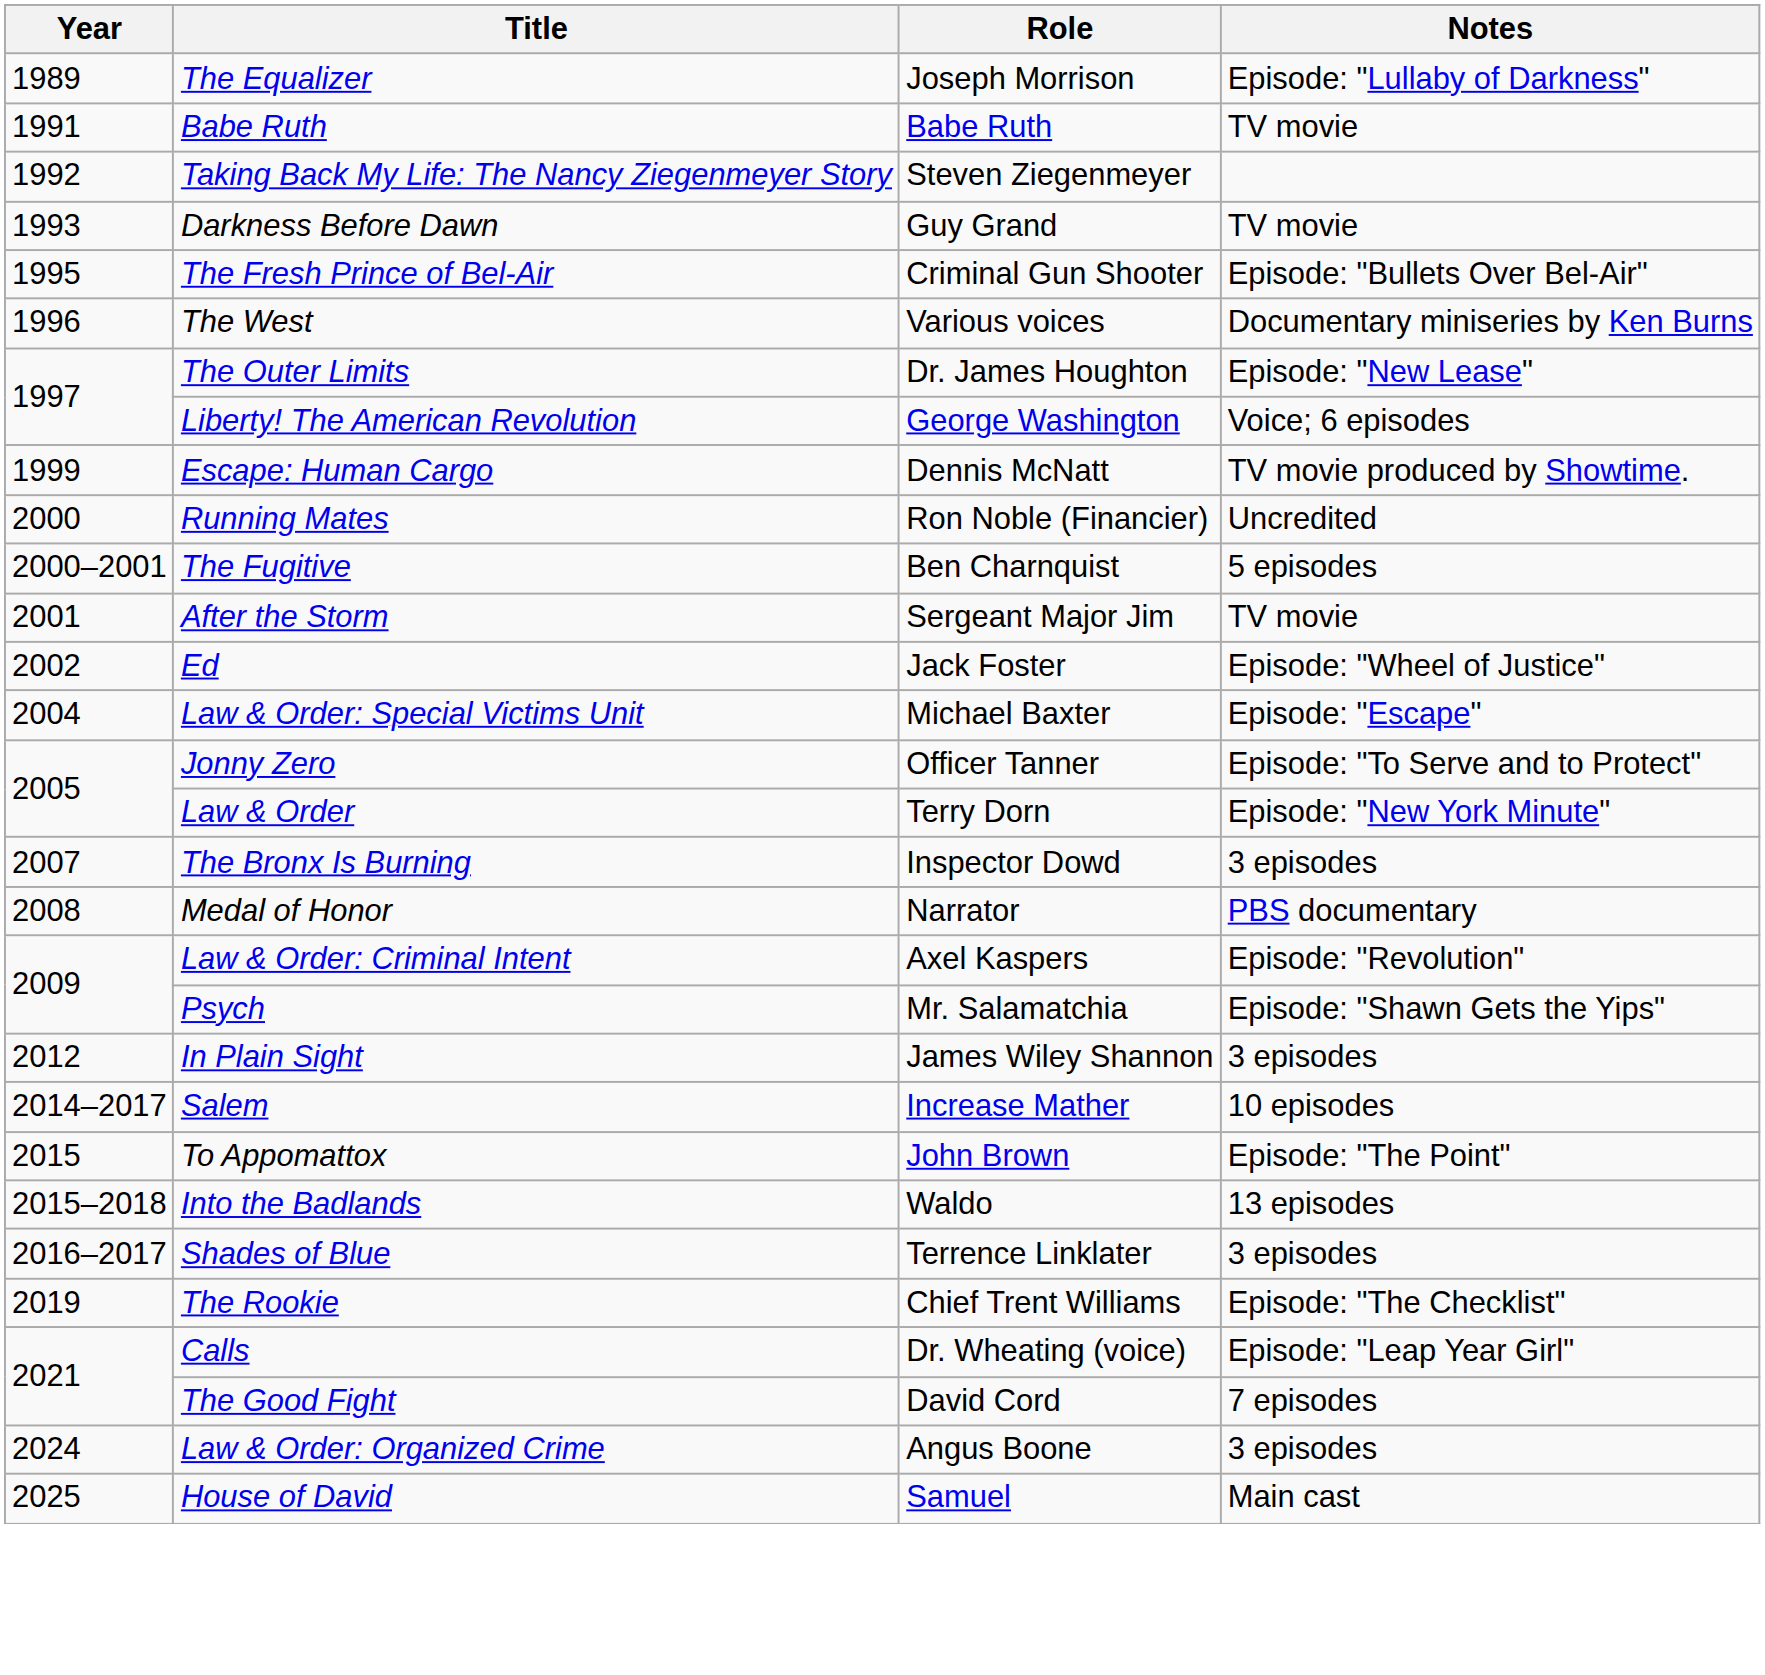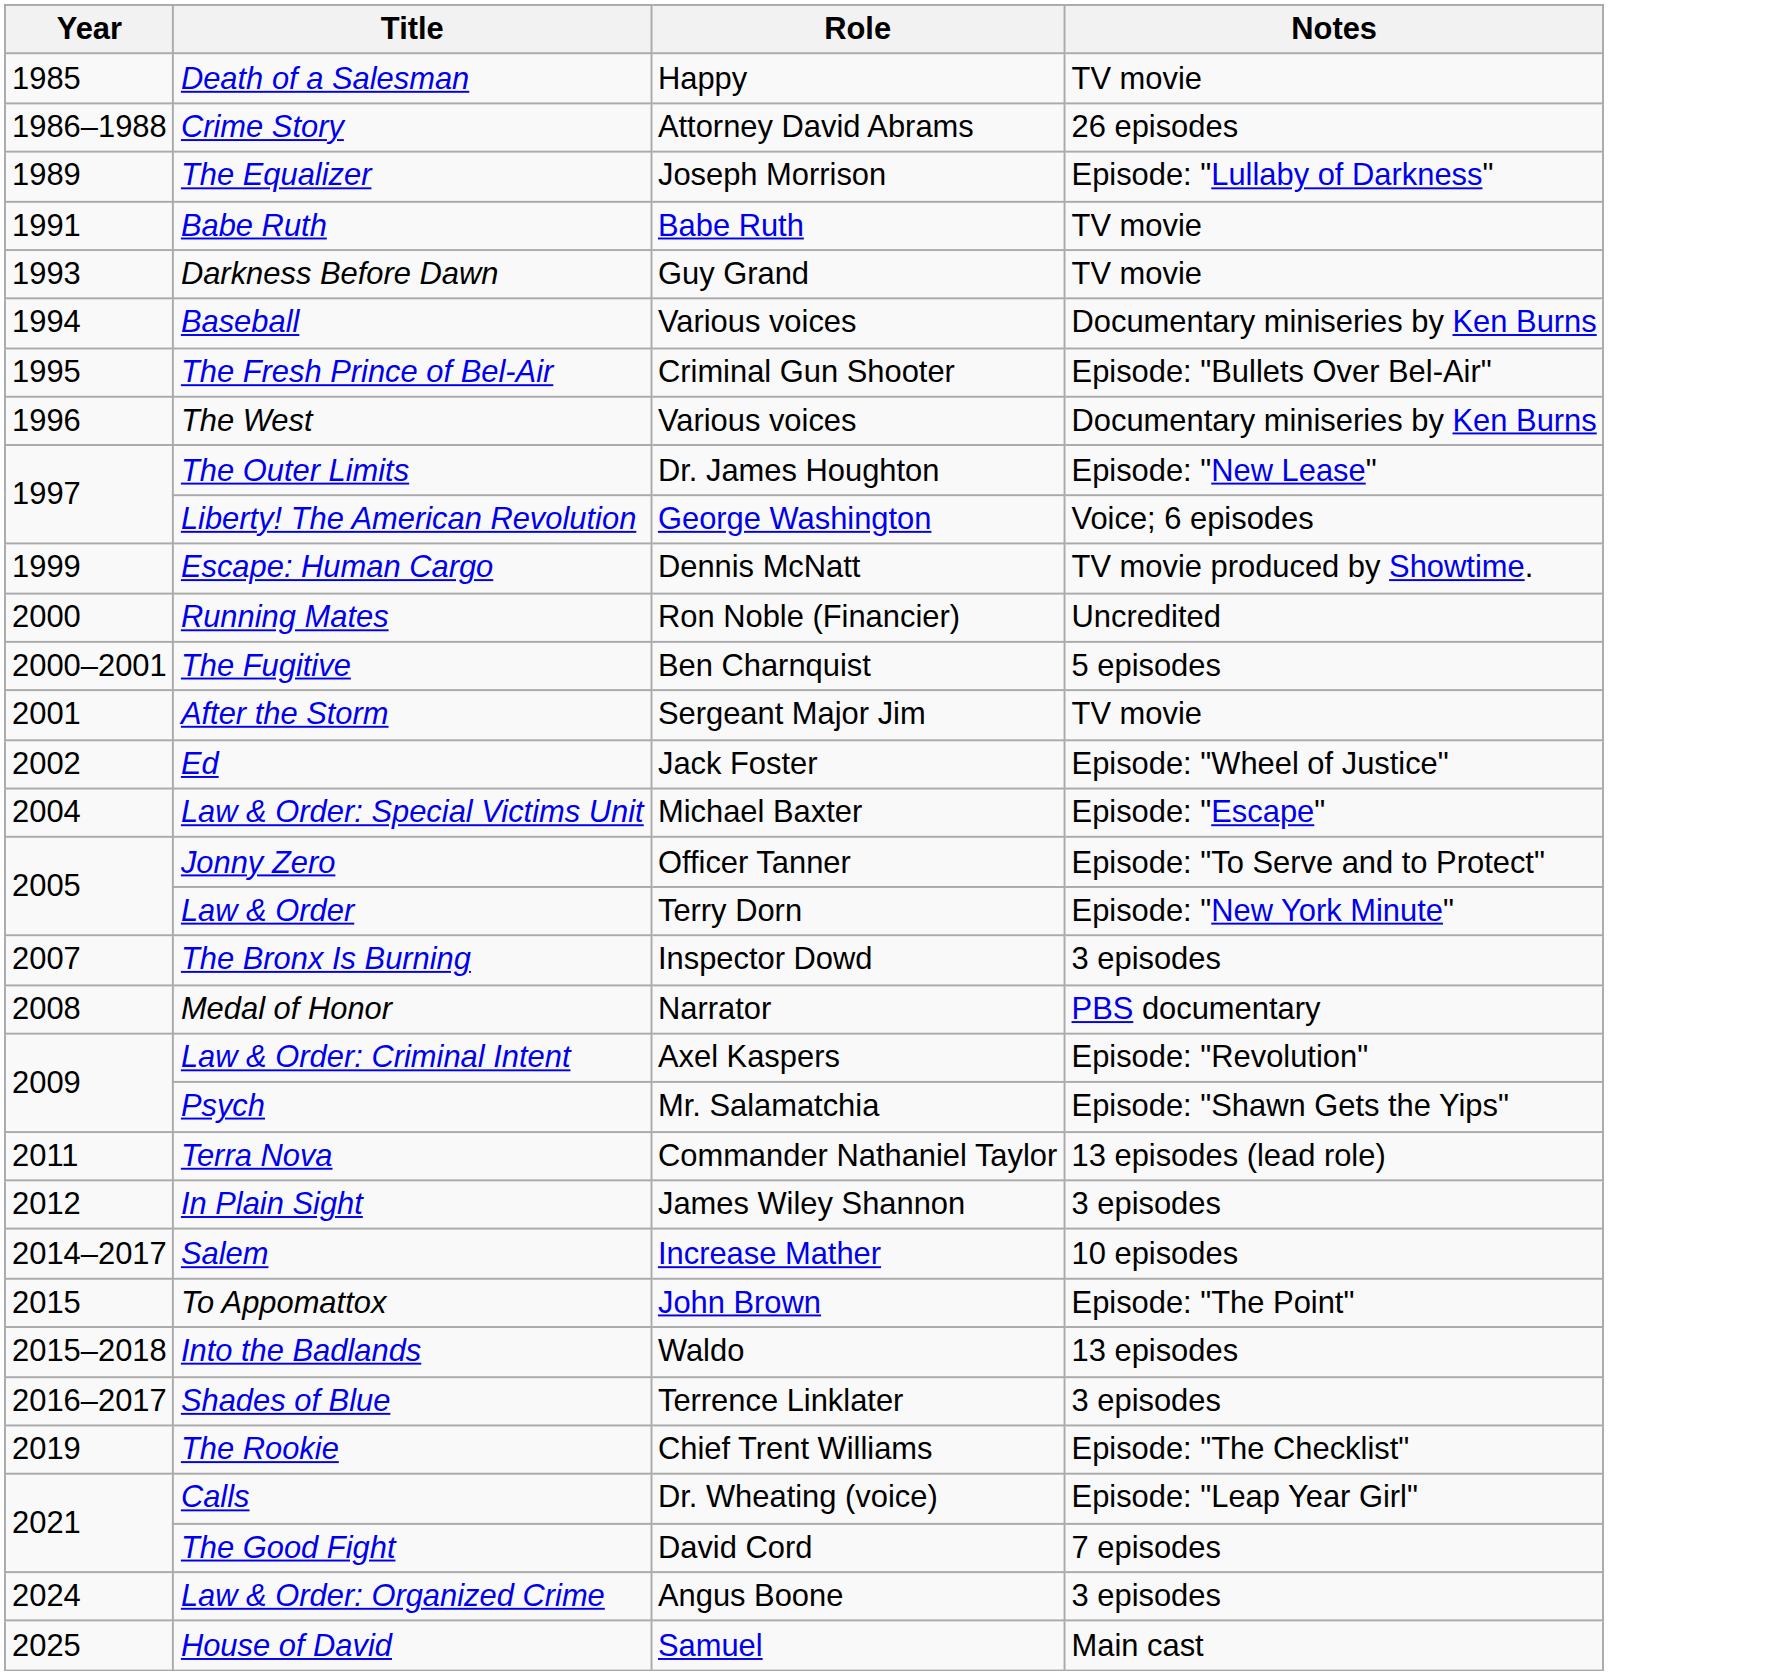+ row: (325, 77)
+ row: (262, 126)
- row: (536, 175)
+ row: (240, 322)
+ row: (257, 1155)
